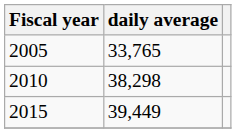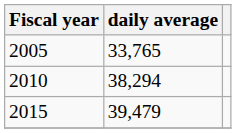(134, 81) 38,298 -> (134, 81) 38,294
(134, 111) 39,449 -> (134, 111) 39,479
